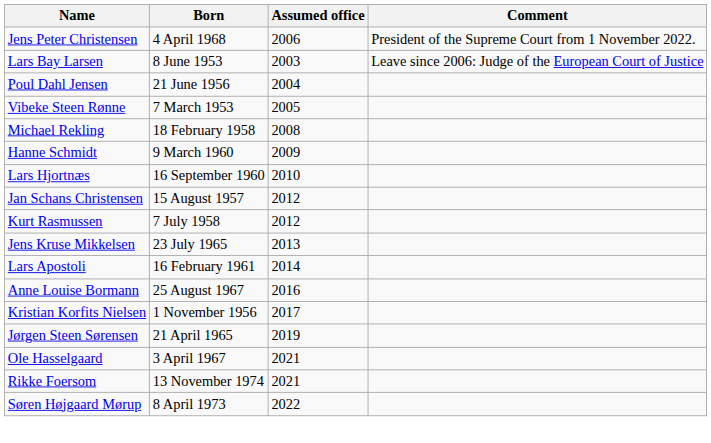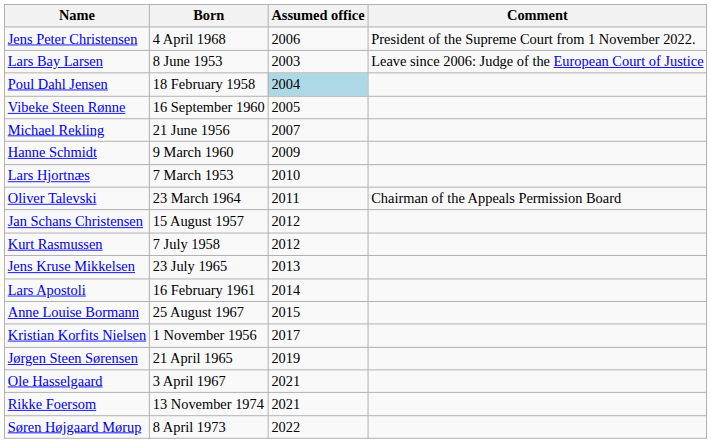(191, 84) 21 June 1956 -> (204, 84) 18 February 1958
(286, 84) no background -> (286, 84) lightblue background
(193, 107) 7 March 1953 -> (209, 107) 16 September 1960
(204, 130) 18 February 1958 -> (191, 130) 21 June 1956
(286, 130) 2008 -> (286, 130) 2007
(209, 175) 16 September 1960 -> (193, 175) 7 March 1953
+ row: (52, 198)
(286, 289) 2016 -> (286, 312) 2015
